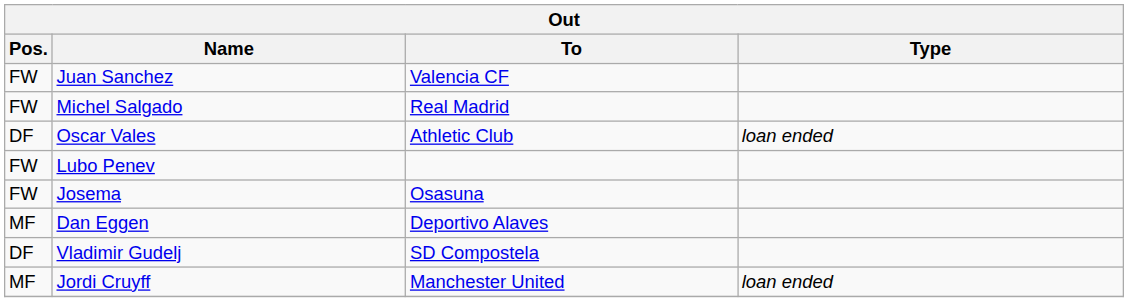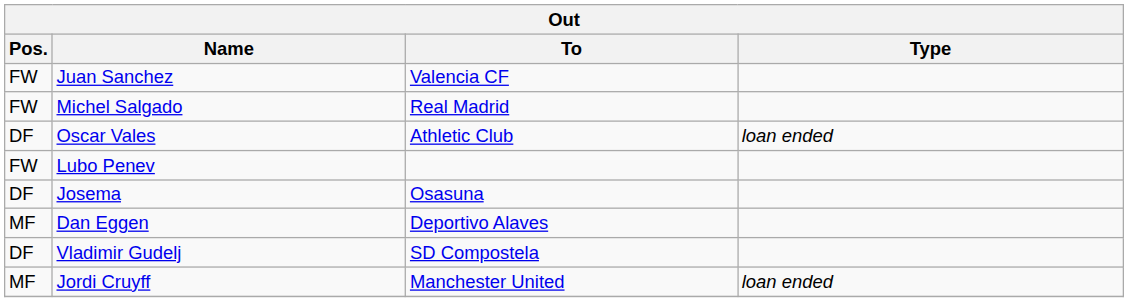(23, 194) FW -> (21, 194) DF
